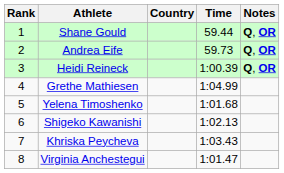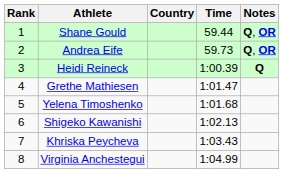(260, 68) Q, OR -> (260, 68) Q
(219, 86) 1:04.99 -> (219, 86) 1:01.47
(219, 159) 1:01.47 -> (219, 159) 1:04.99
